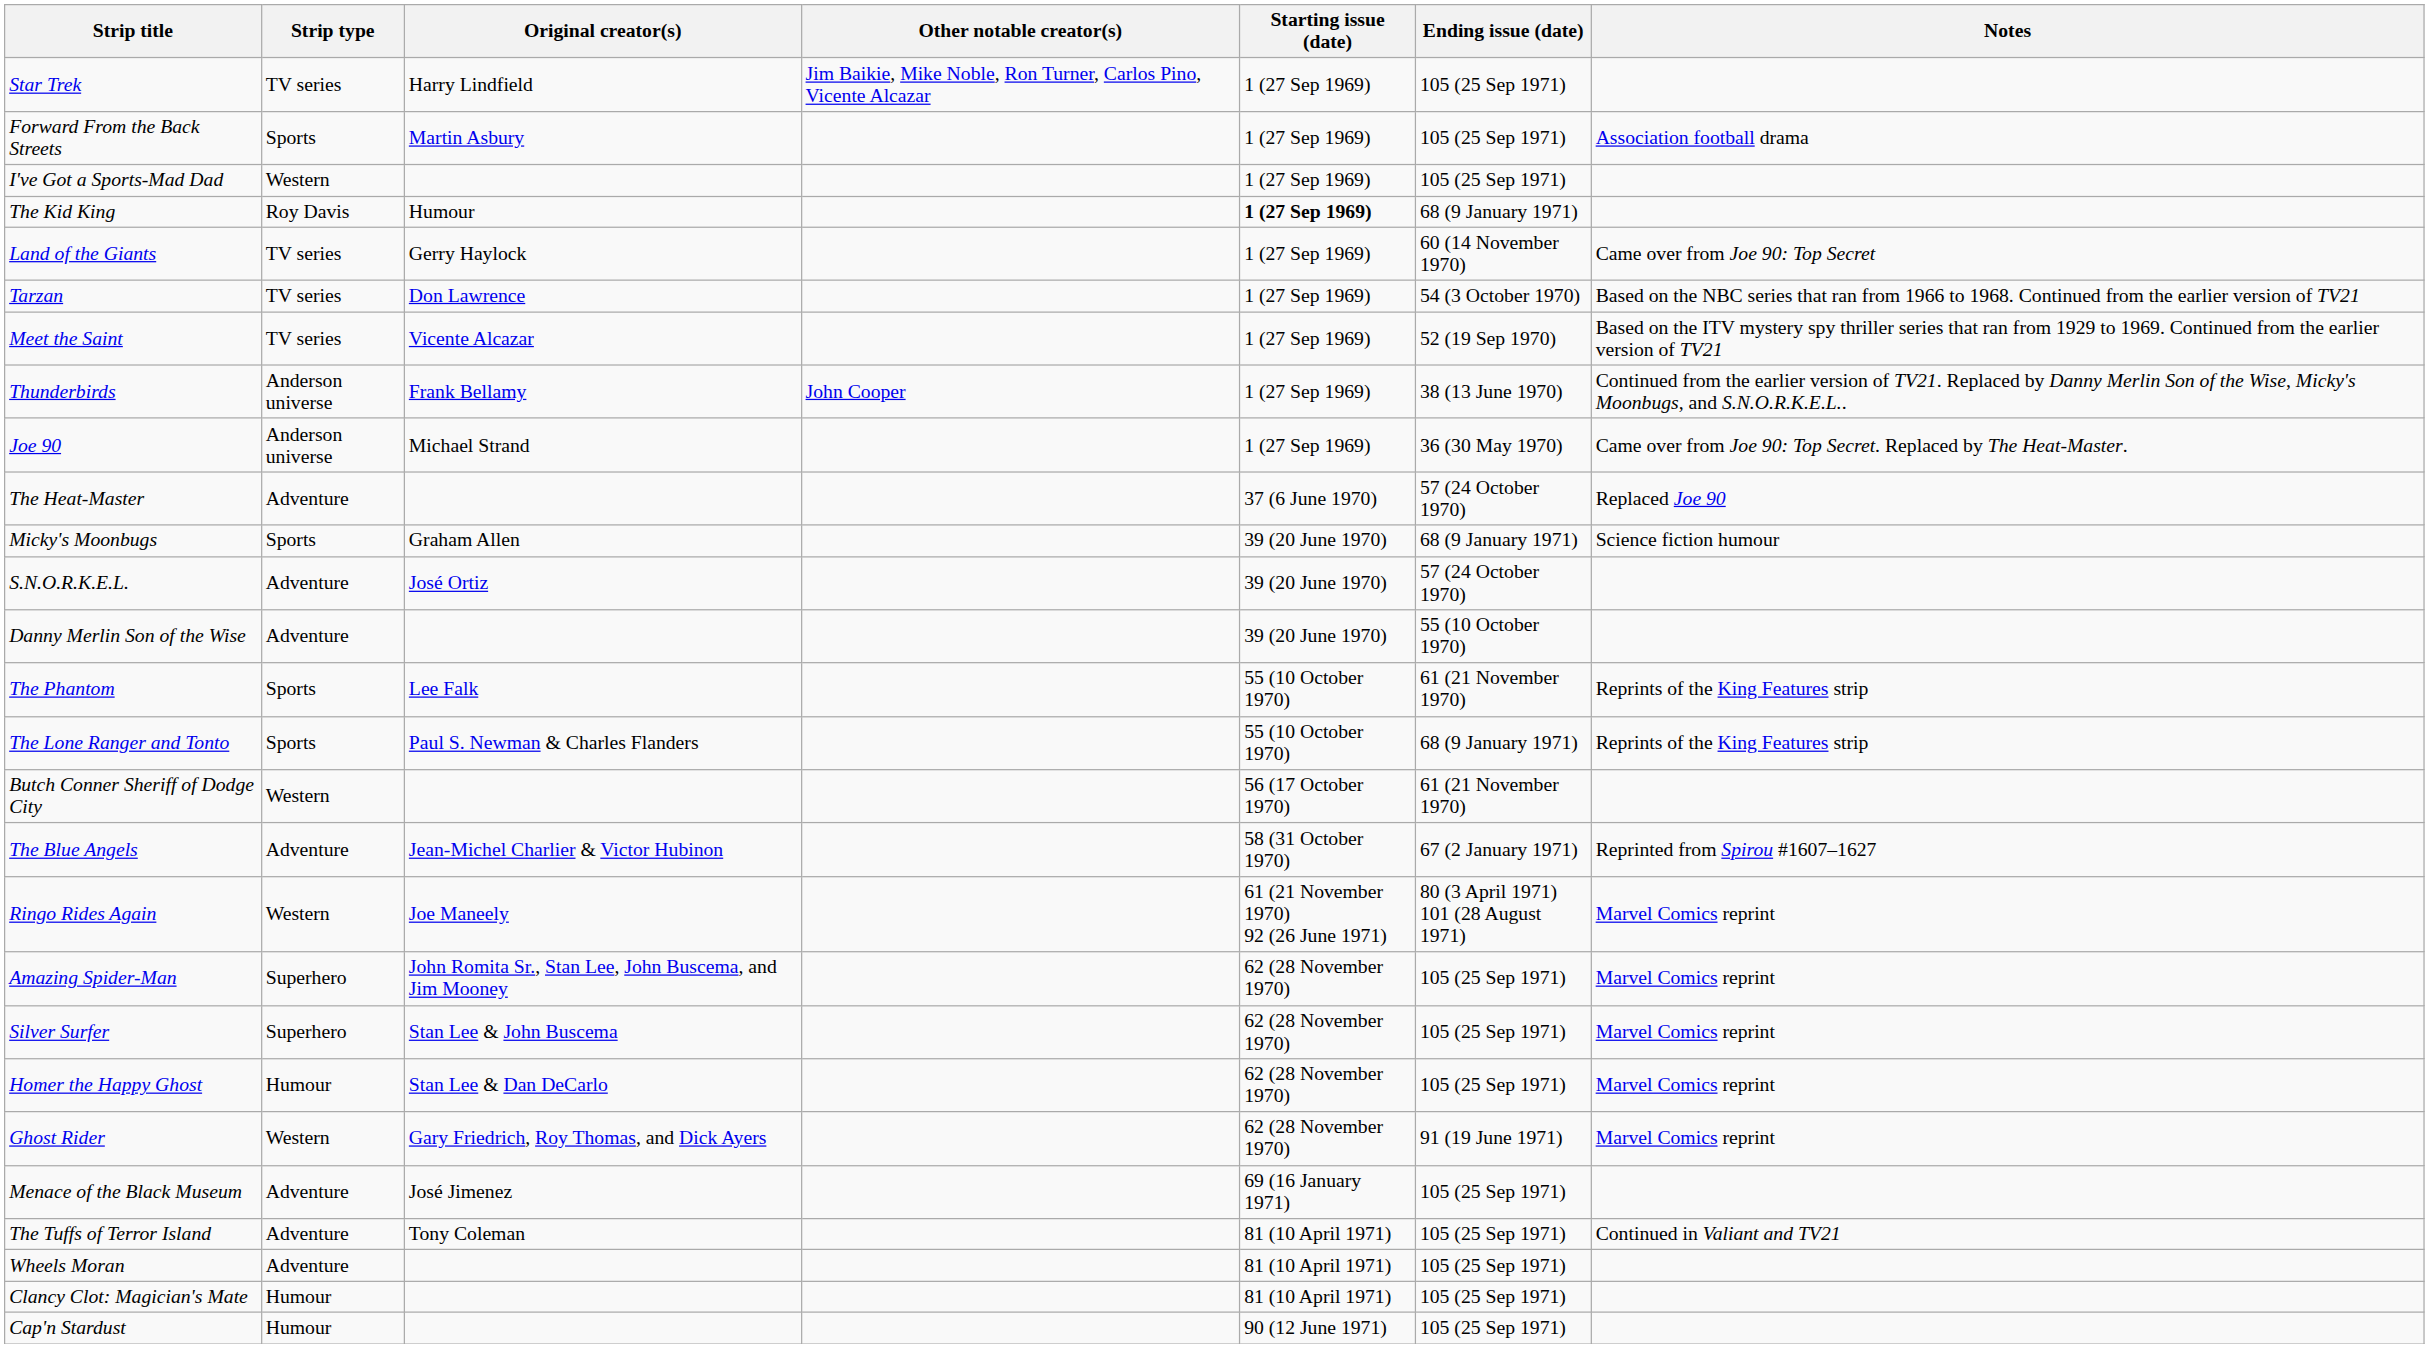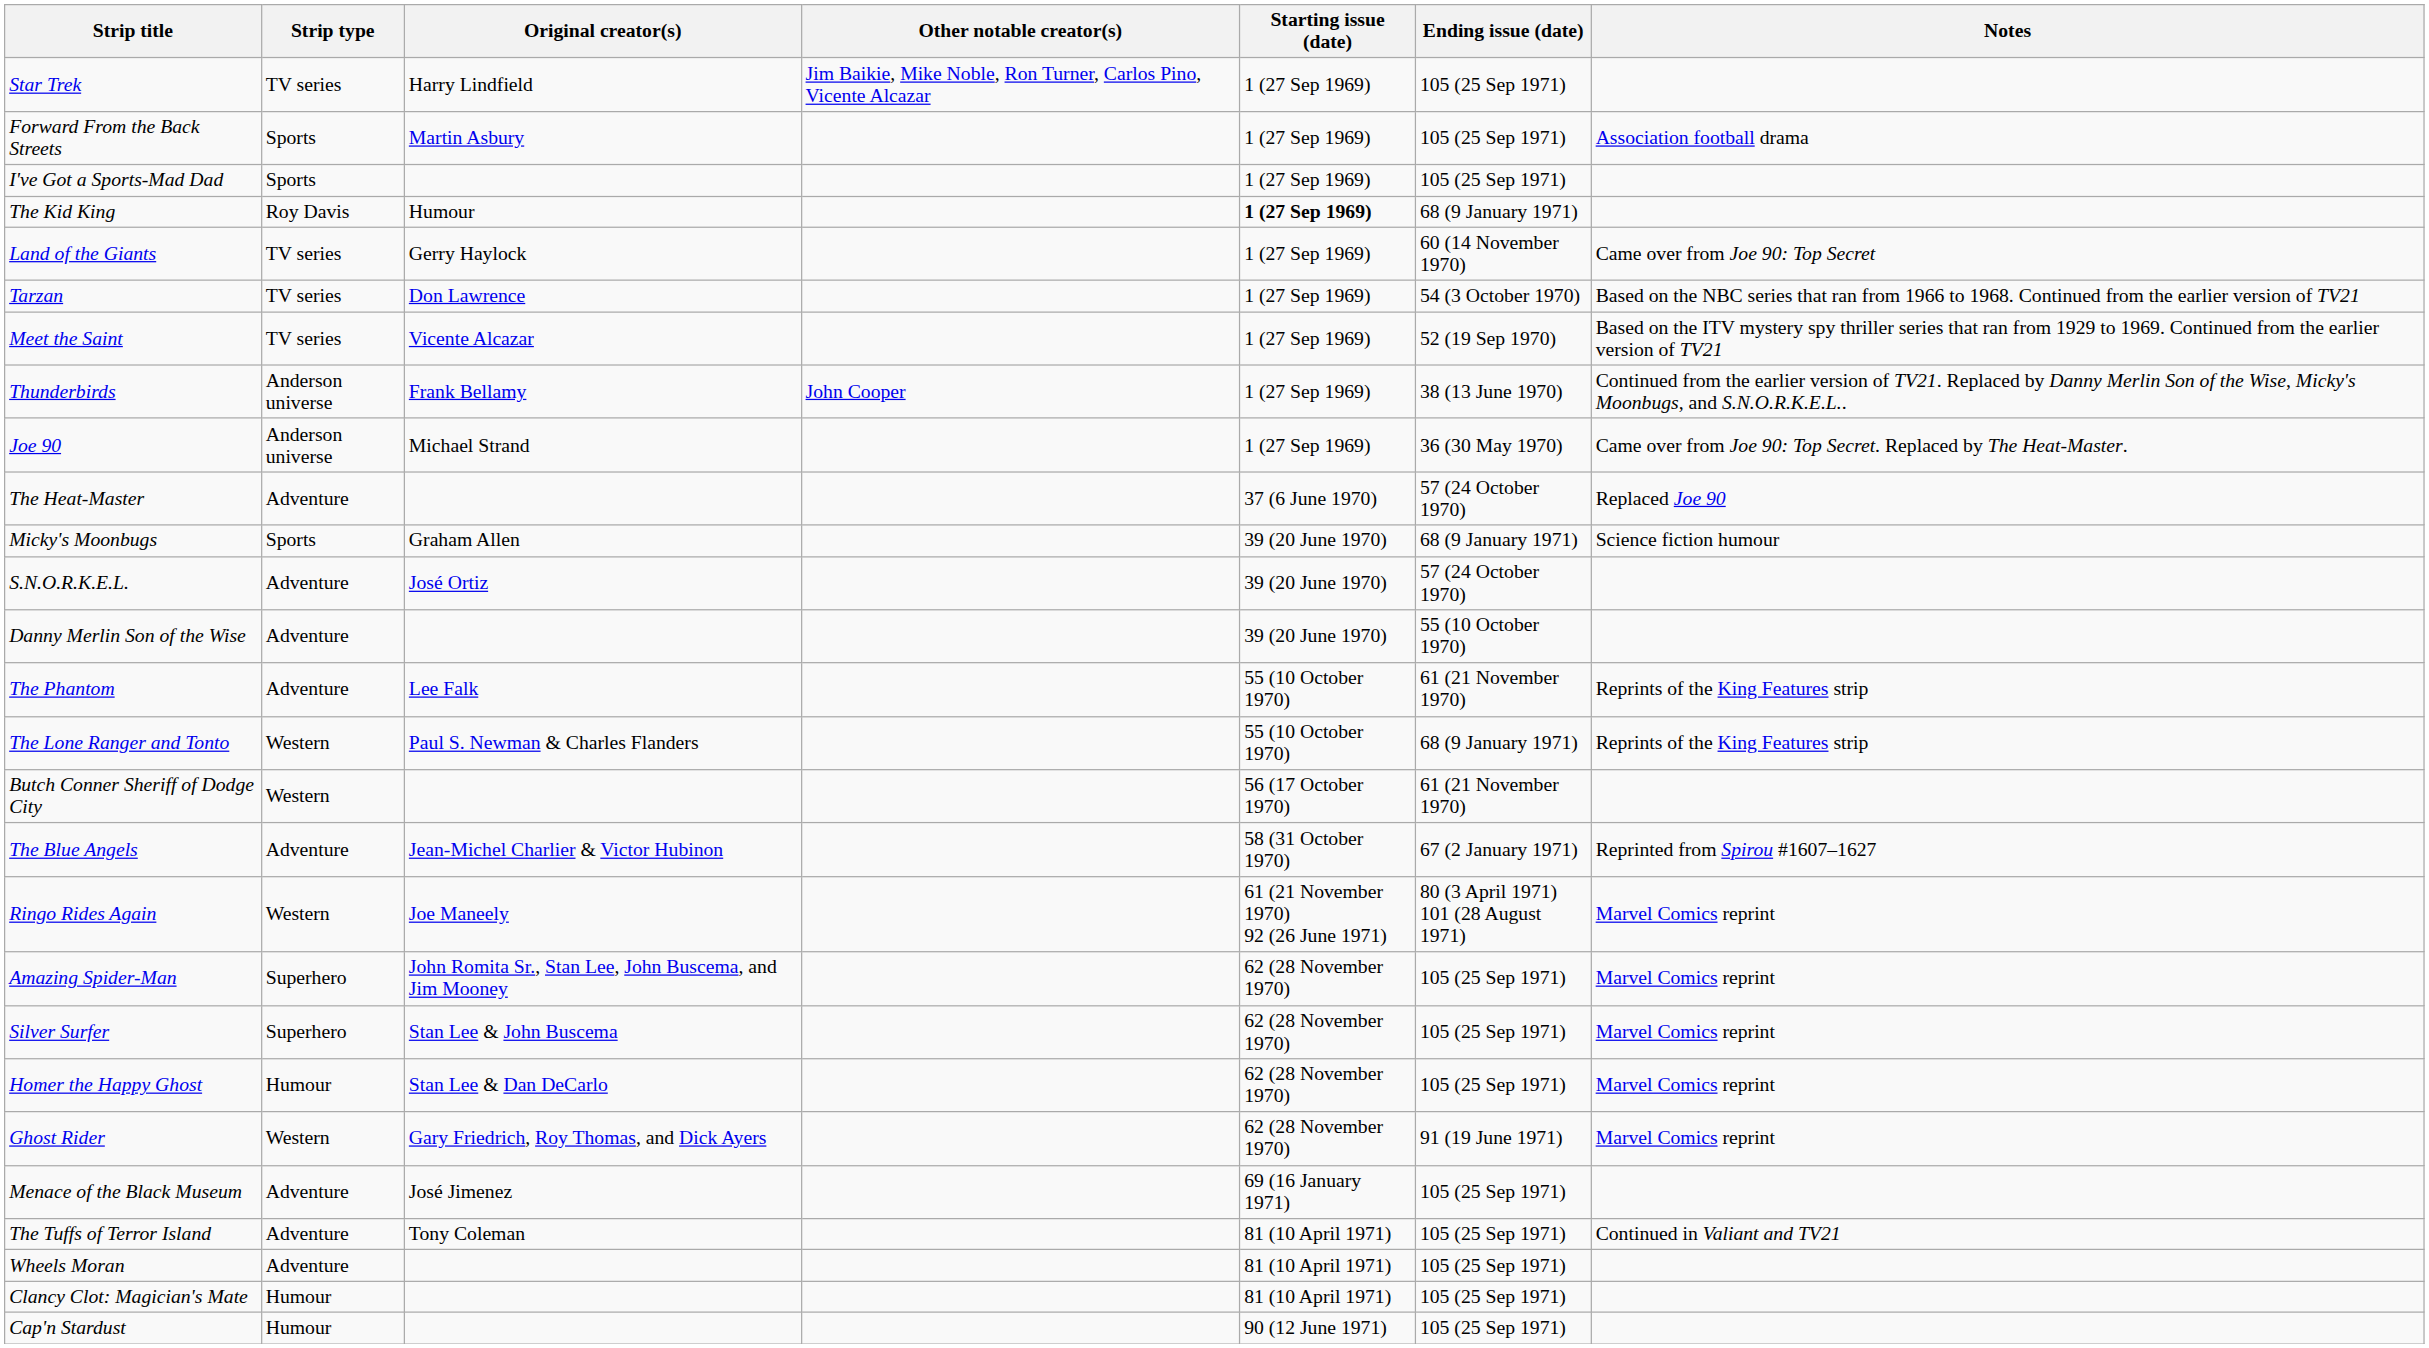(298, 180) Western -> (291, 180) Sports
(291, 689) Sports -> (307, 689) Adventure
(291, 742) Sports -> (298, 742) Western
